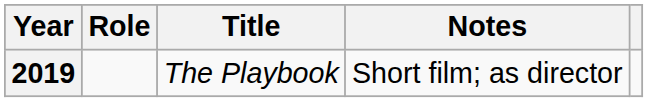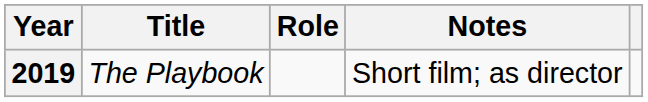columns swapped: (251, 27) <-> (119, 27)
